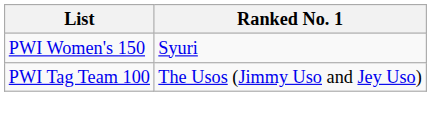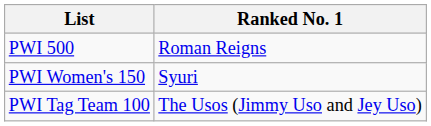+ row: (41, 47)
